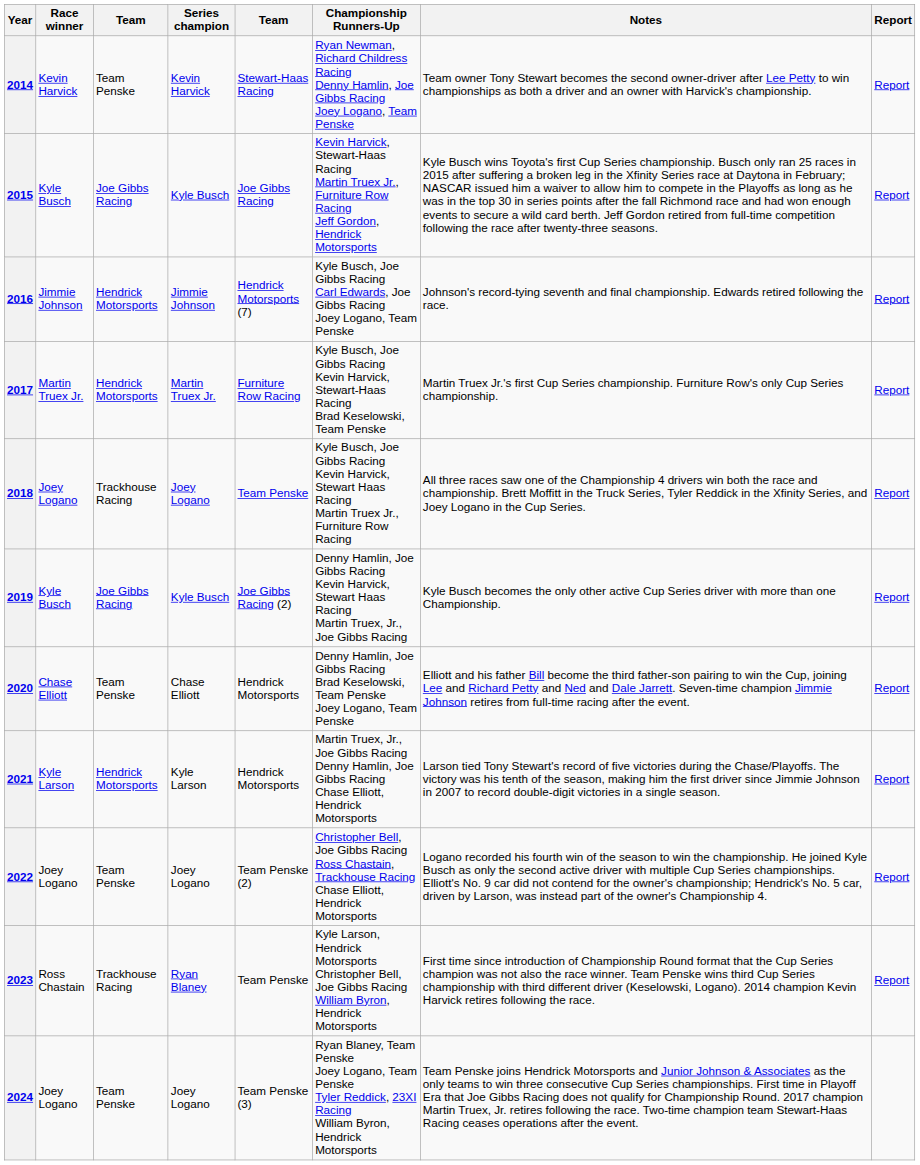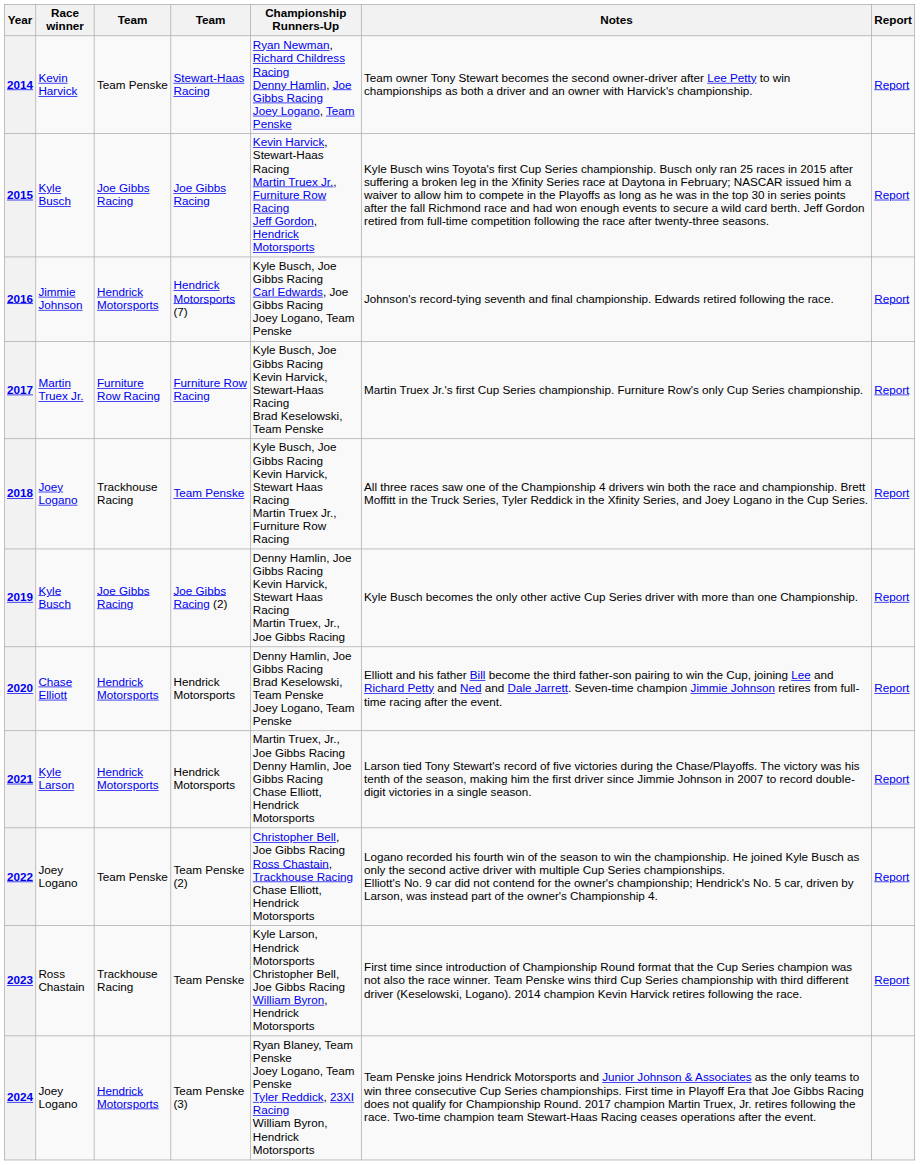- column: (201, 20)
(127, 390) Hendrick Motorsports -> (128, 390) Furniture Row Racing
(115, 688) Team Penske -> (128, 688) Hendrick Motorsports
(115, 1097) Team Penske -> (128, 1097) Hendrick Motorsports
